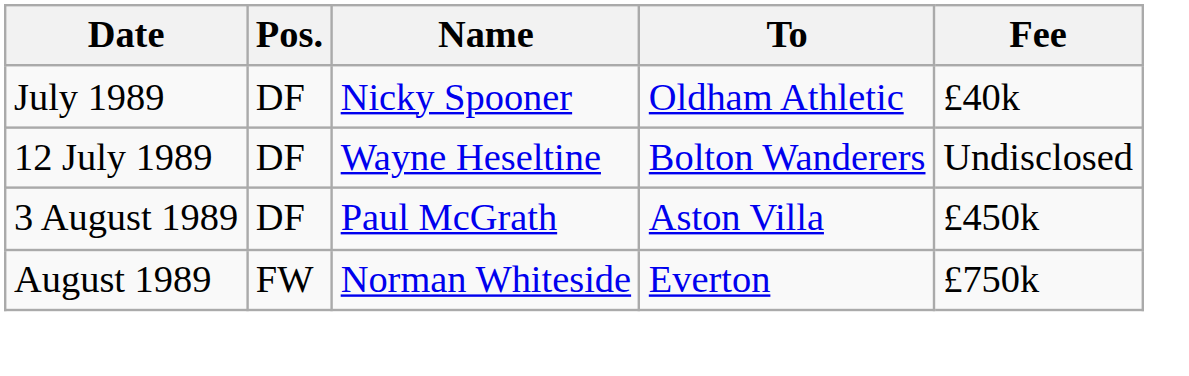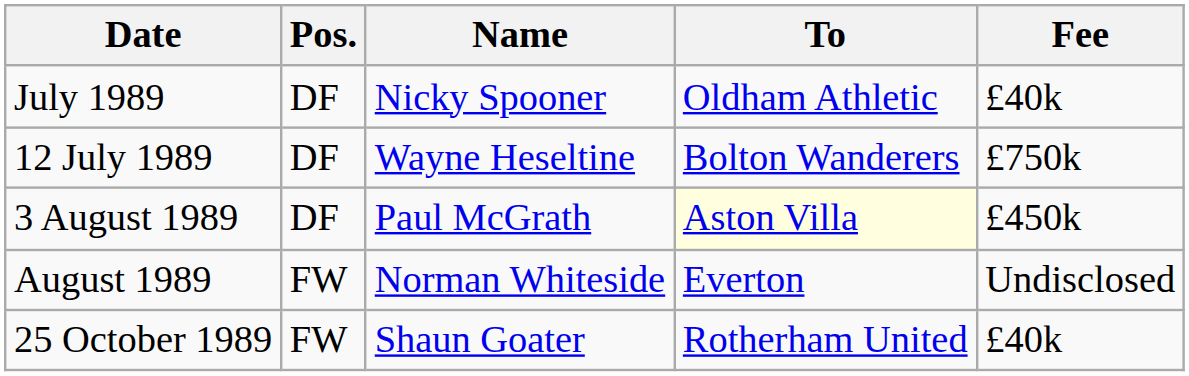(1038, 156) Undisclosed -> (1033, 156) £750k
(736, 217) no background -> (770, 217) lightyellow background
(991, 278) £750k -> (1080, 278) Undisclosed
+ row: (143, 339)
